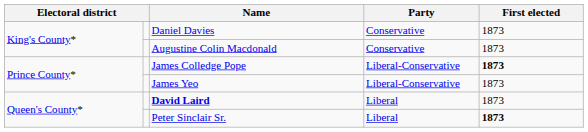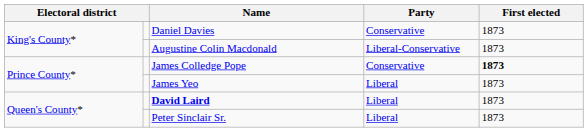(395, 48) Conservative -> (413, 48) Liberal-Conservative
(413, 65) Liberal-Conservative -> (395, 65) Conservative
(413, 83) Liberal-Conservative -> (382, 83) Liberal
(493, 118) bold -> (493, 118) normal
